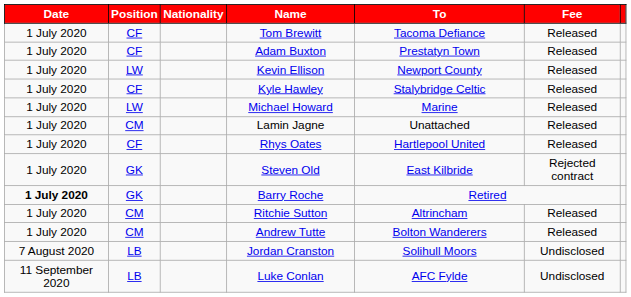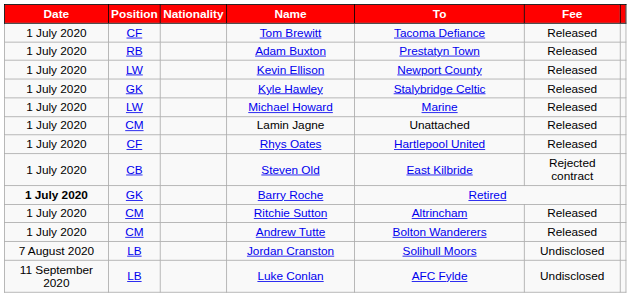(134, 51) CF -> (134, 51) RB
(134, 89) CF -> (134, 89) GK
(134, 170) GK -> (134, 170) CB
